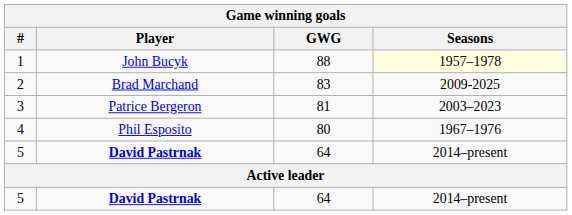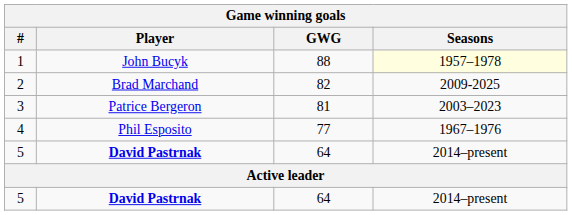(324, 84) 83 -> (324, 84) 82
(324, 130) 80 -> (324, 130) 77
